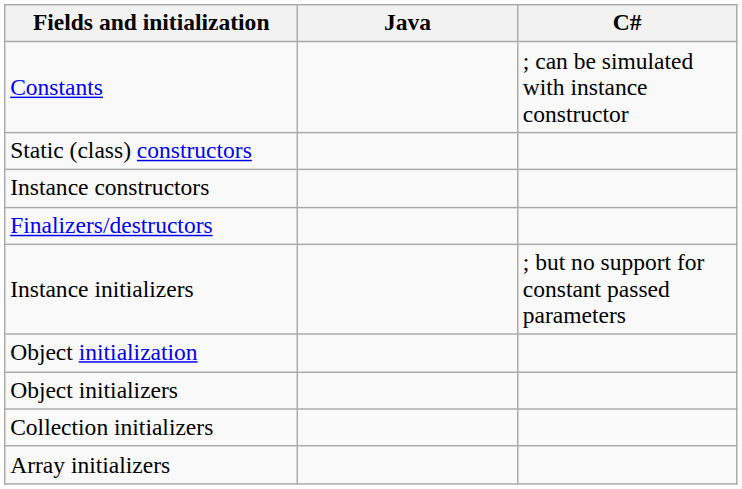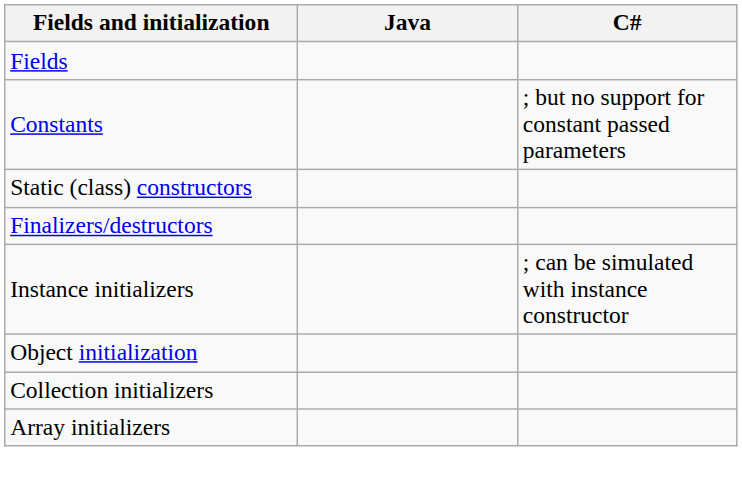+ row: (39, 60)
(608, 86) ; can be simulated with instance constructor -> (614, 124) ; but no support for constant passed parameters
- row: (110, 187)
(614, 289) ; but no support for constant passed parameters -> (608, 289) ; can be simulated with instance constructor
- row: (94, 390)
